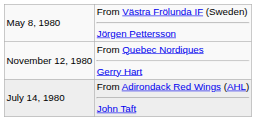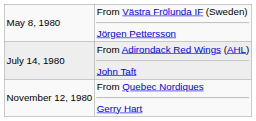rows swapped: (36, 98) <-> (49, 60)
